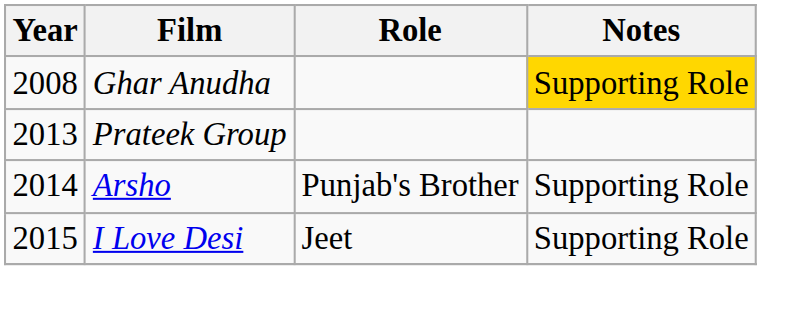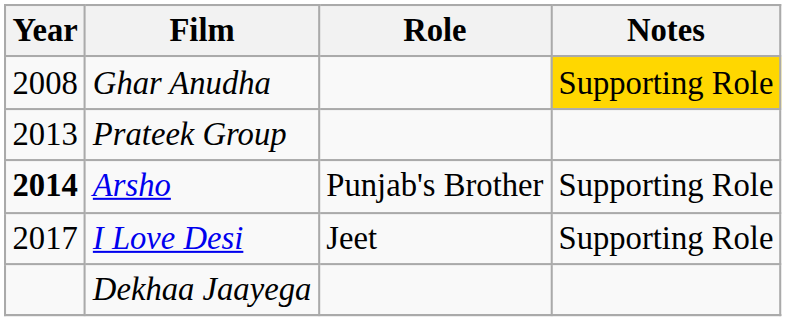(45, 185) normal -> (45, 185) bold
(45, 237) 2015 -> (45, 237) 2017
+ row: (202, 289)
